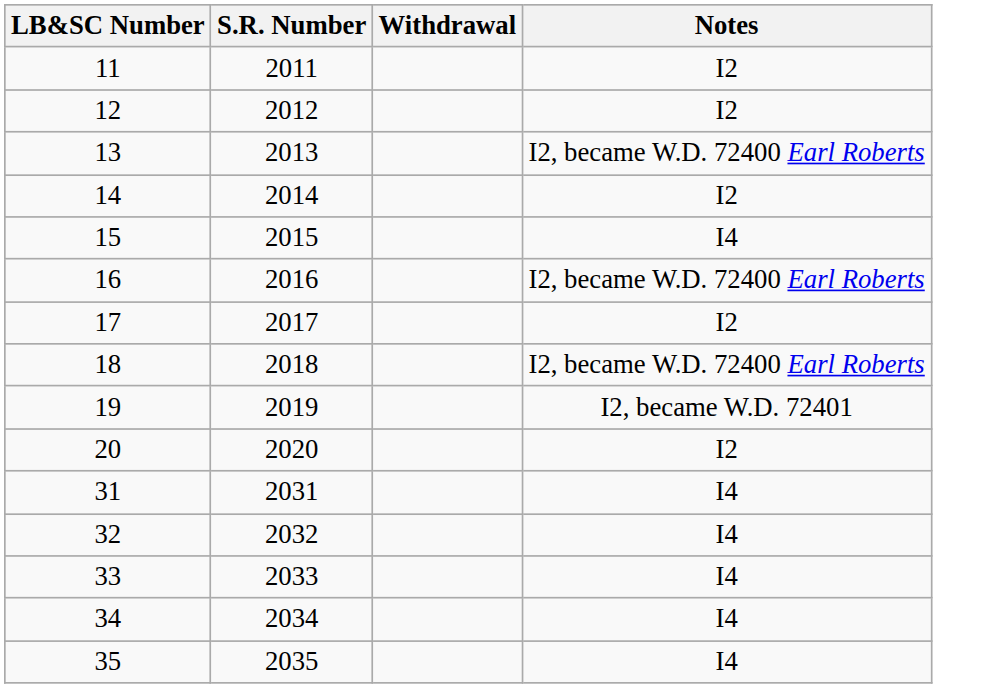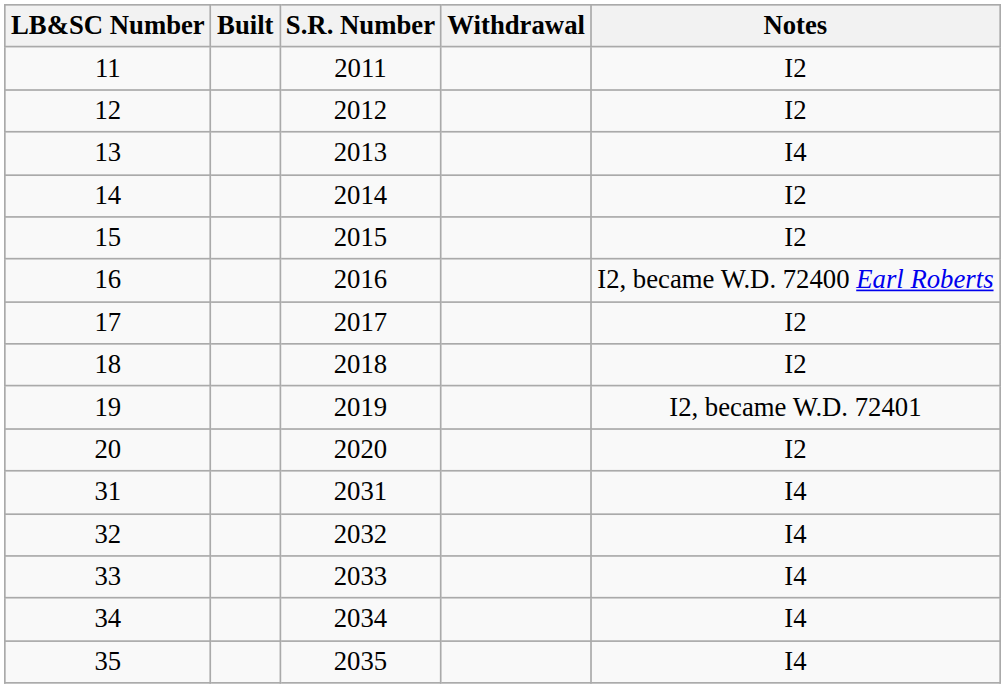+ column: (245, 25)
(727, 152) I2, became W.D. 72400 Earl Roberts -> (795, 152) I4
(727, 237) I4 -> (795, 237) I2
(727, 364) I2, became W.D. 72400 Earl Roberts -> (795, 364) I2
